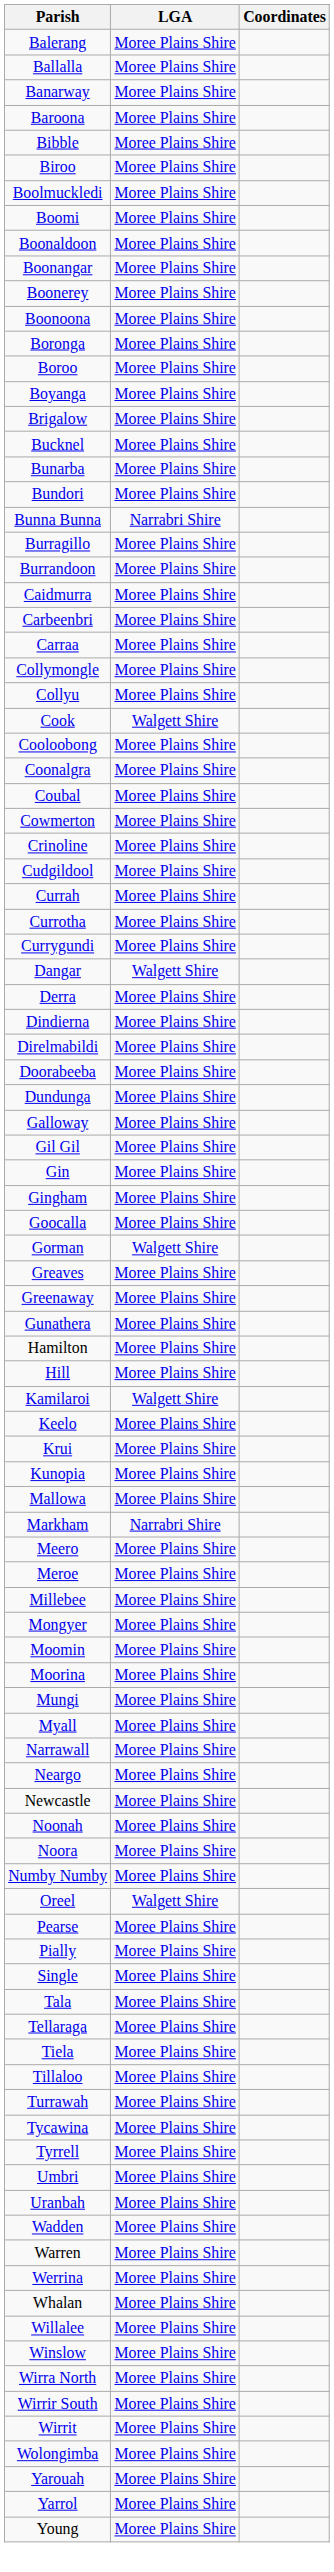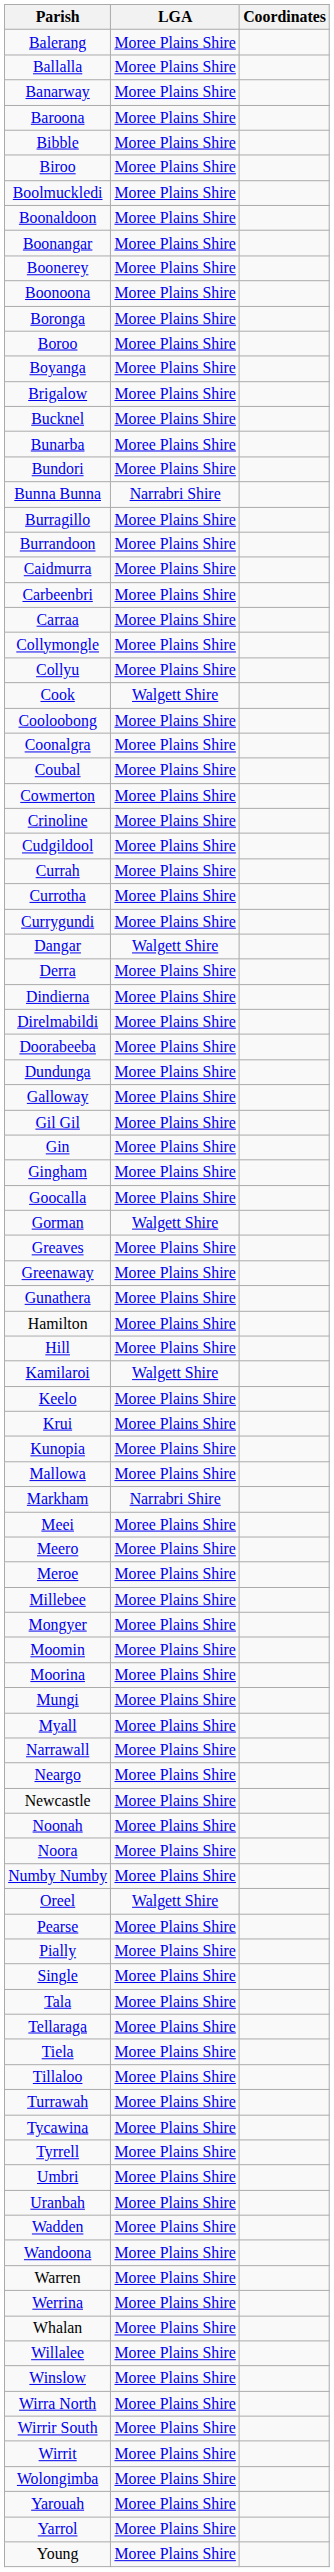- row: (58, 218)
+ row: (58, 1524)
+ row: (58, 2252)
